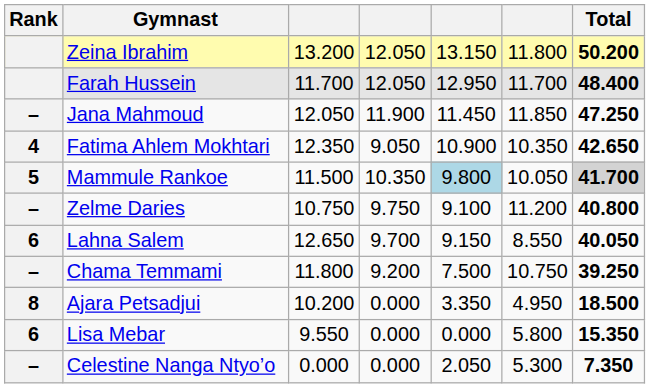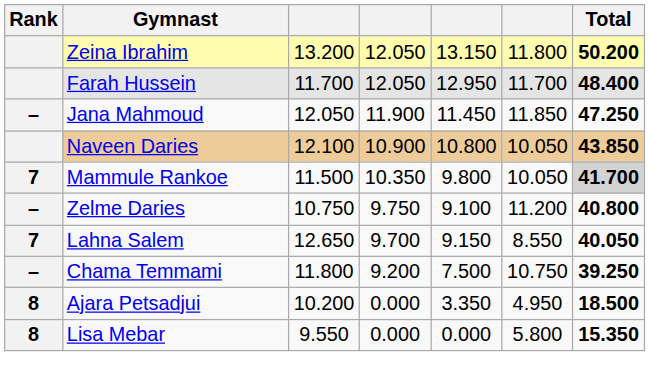+ row: (132, 146)
- row: (168, 146)
(33, 177) 5 -> (33, 177) 7
(466, 177) lightblue background -> (466, 177) no background
(33, 240) 6 -> (33, 240) 7
(33, 334) 6 -> (33, 334) 8
- row: (171, 366)
